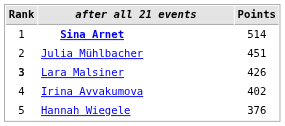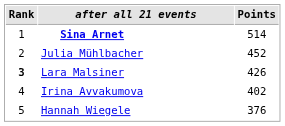(257, 54) 451 -> (257, 54) 452
